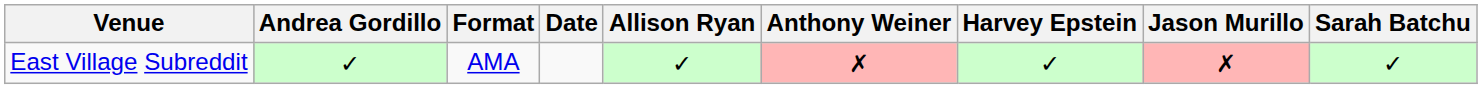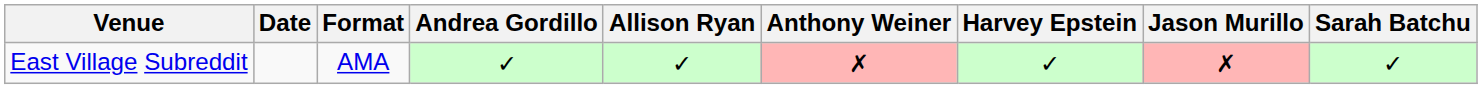columns swapped: (572, 23) <-> (350, 23)
